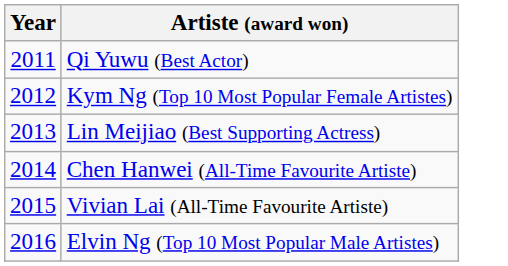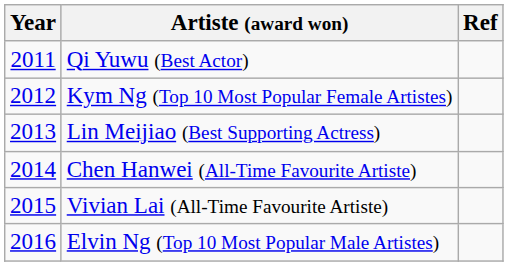+ column: (480, 22)
